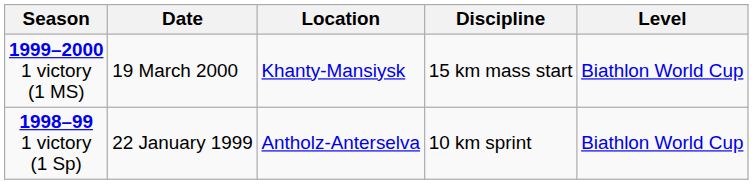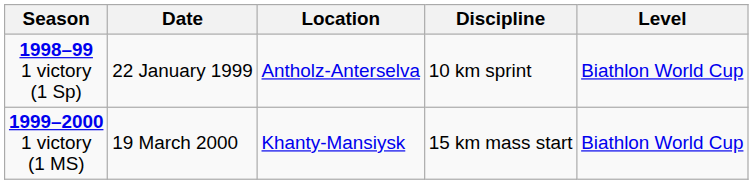rows swapped: (56, 143) <-> (56, 70)
